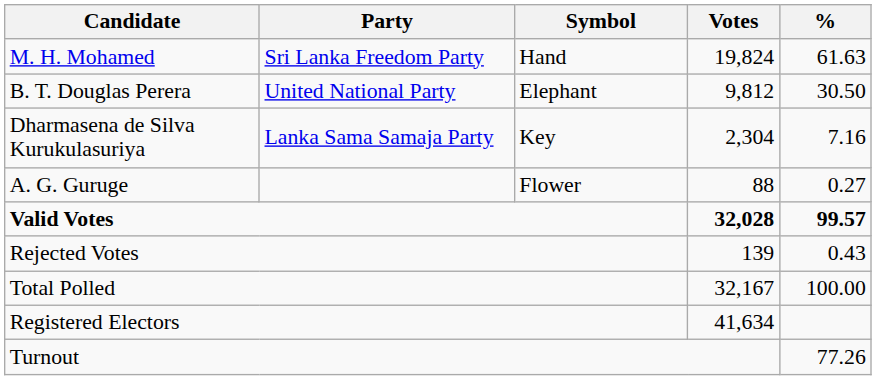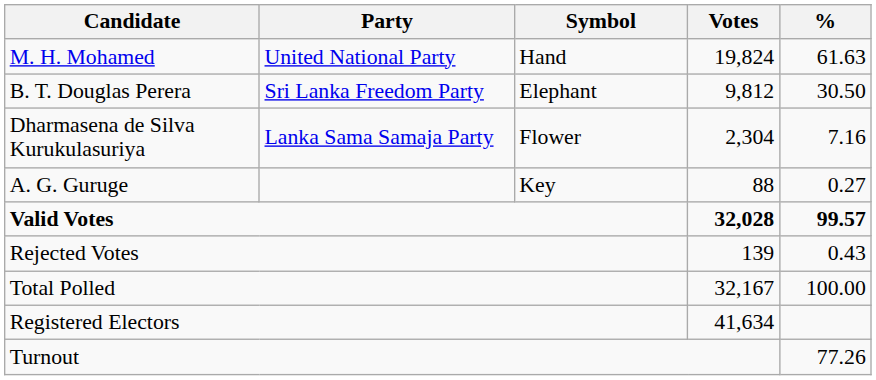(374, 56) Sri Lanka Freedom Party -> (360, 56) United National Party
(360, 90) United National Party -> (374, 90) Sri Lanka Freedom Party
(537, 137) Key -> (550, 137) Flower
(550, 184) Flower -> (537, 184) Key
